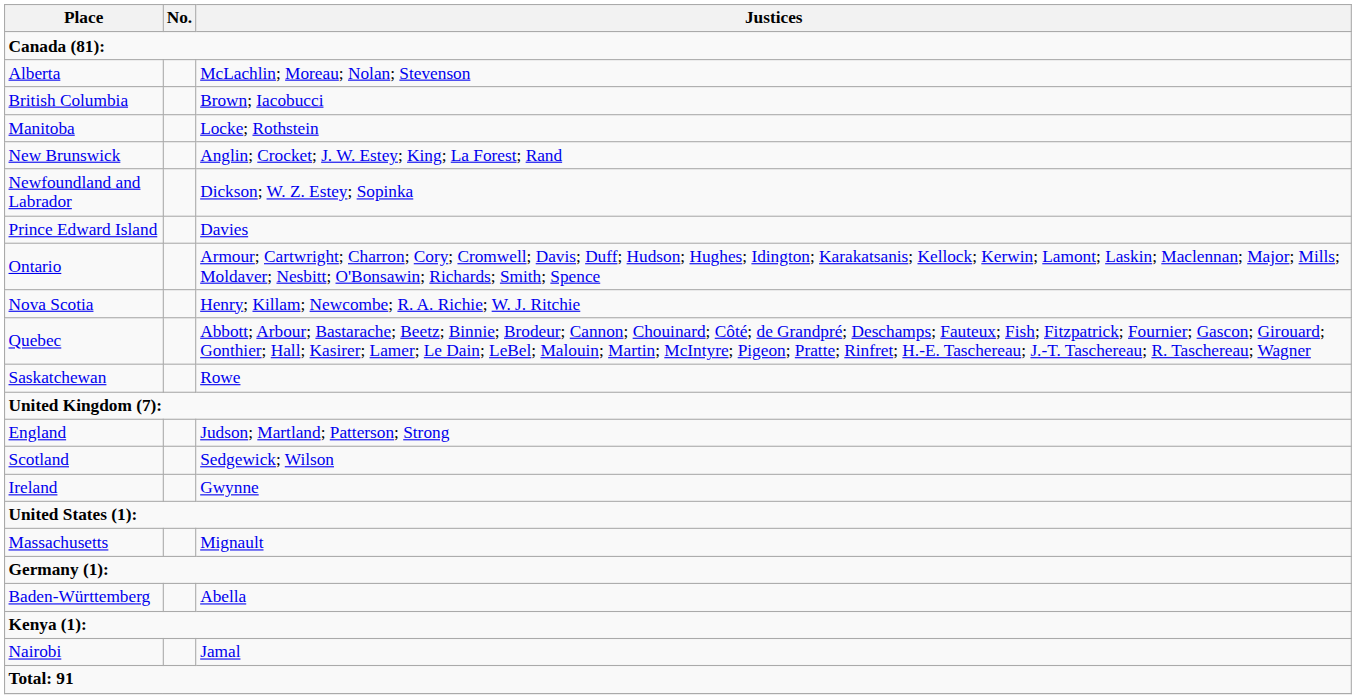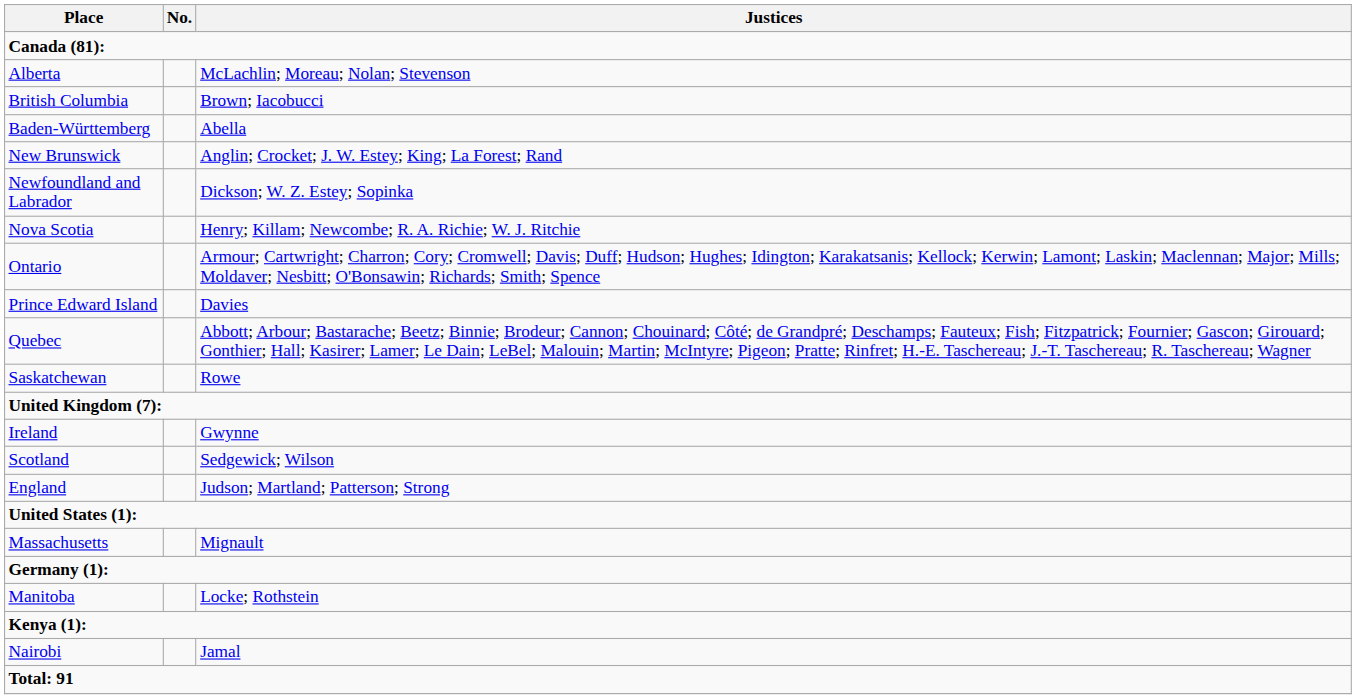rows swapped: (42, 127) <-> (79, 597)
rows swapped: (51, 303) <-> (83, 229)
rows swapped: (37, 432) <-> (33, 487)
